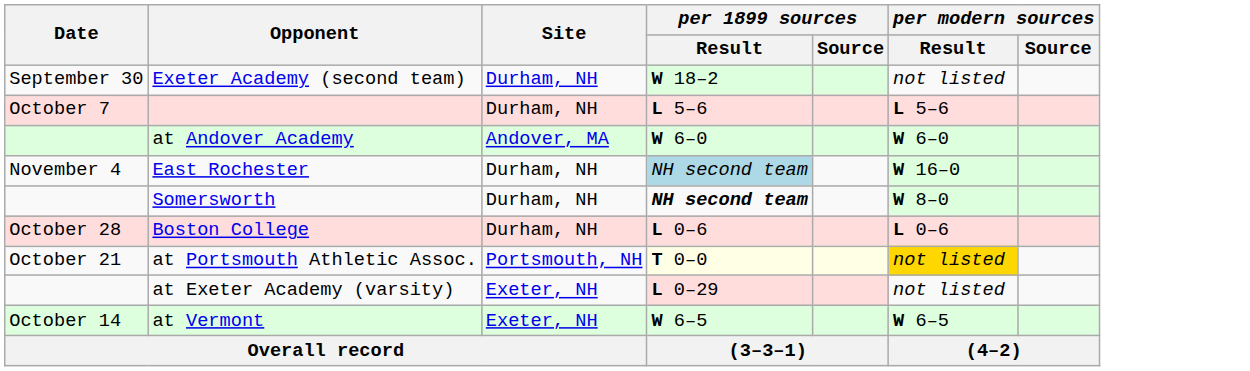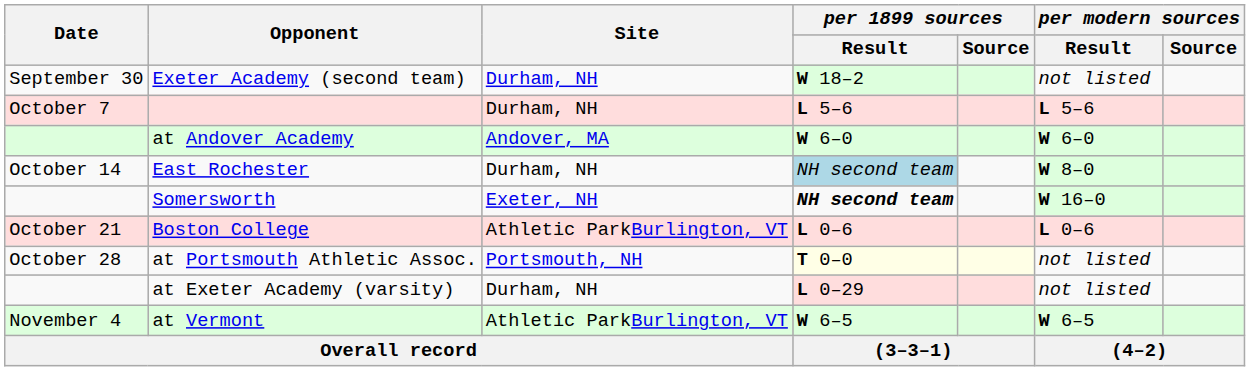(65, 171) November 4 -> (65, 171) October 14
(927, 171) W 16–0 -> (1066, 171) W 8–0
(542, 201) Durham, NH -> (542, 201) Exeter, NH
(921, 201) W 8–0 -> (1072, 201) W 16–0
(65, 231) October 28 -> (65, 231) October 21
(542, 231) Durham, NH -> (637, 231) Athletic ParkBurlington, VT
(65, 261) October 21 -> (65, 261) October 28
(949, 261) gold background -> (1094, 261) no background
(542, 291) Exeter, NH -> (542, 291) Durham, NH
(65, 321) October 14 -> (65, 321) November 4
(542, 321) Exeter, NH -> (637, 321) Athletic ParkBurlington, VT
